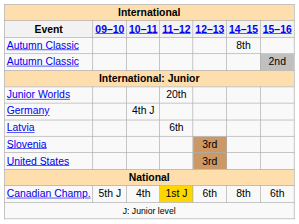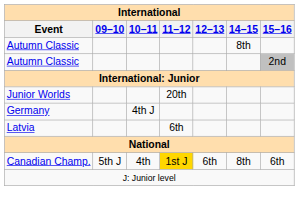- row: (27, 144)
- row: (38, 161)
